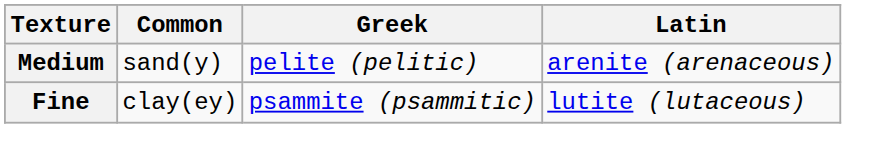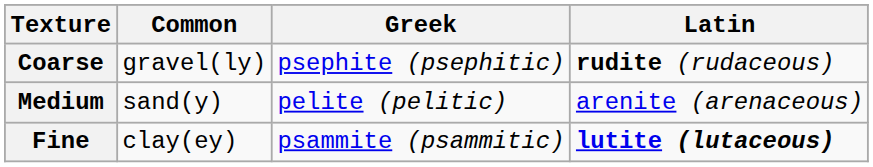+ row: (61, 63)
(676, 102) normal -> (705, 141) bold
